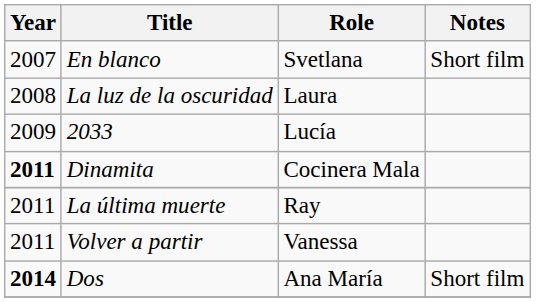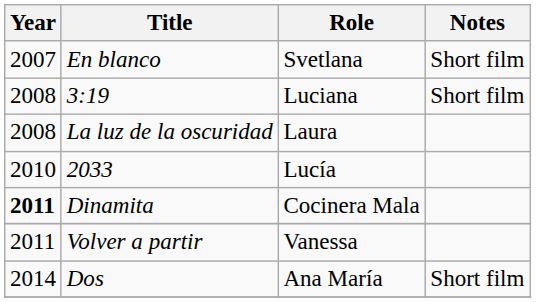+ row: (88, 95)
(33, 132) 2009 -> (33, 168) 2010
- row: (146, 205)
(33, 278) bold -> (33, 278) normal
